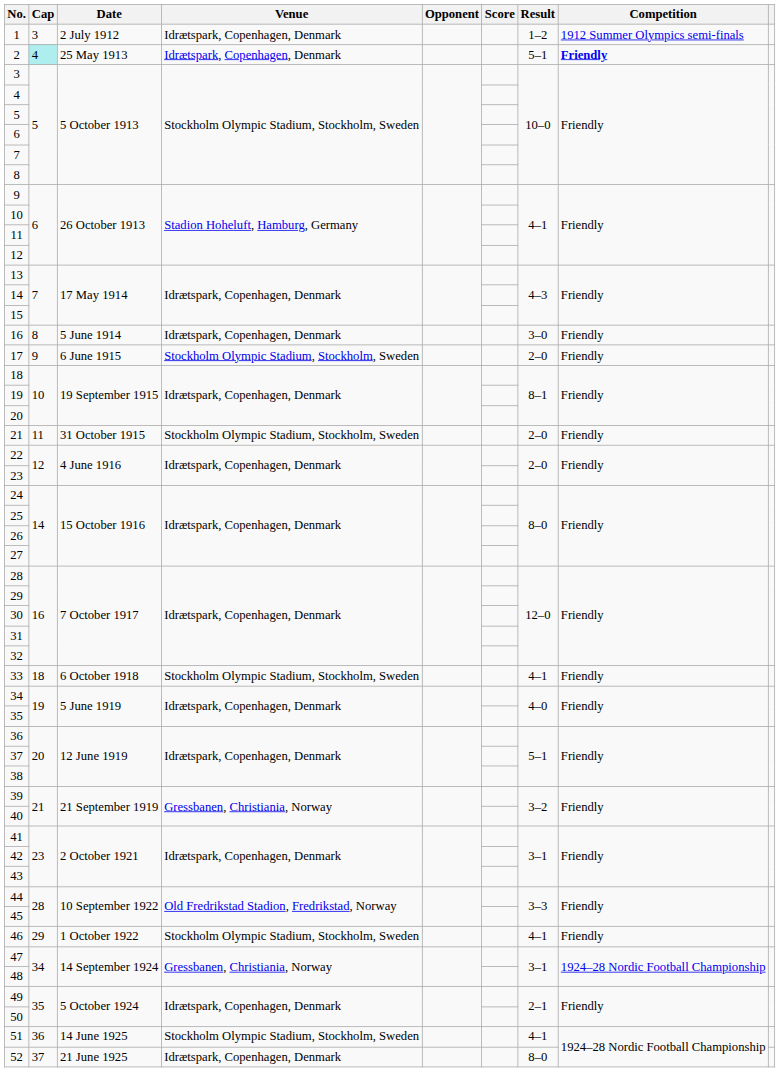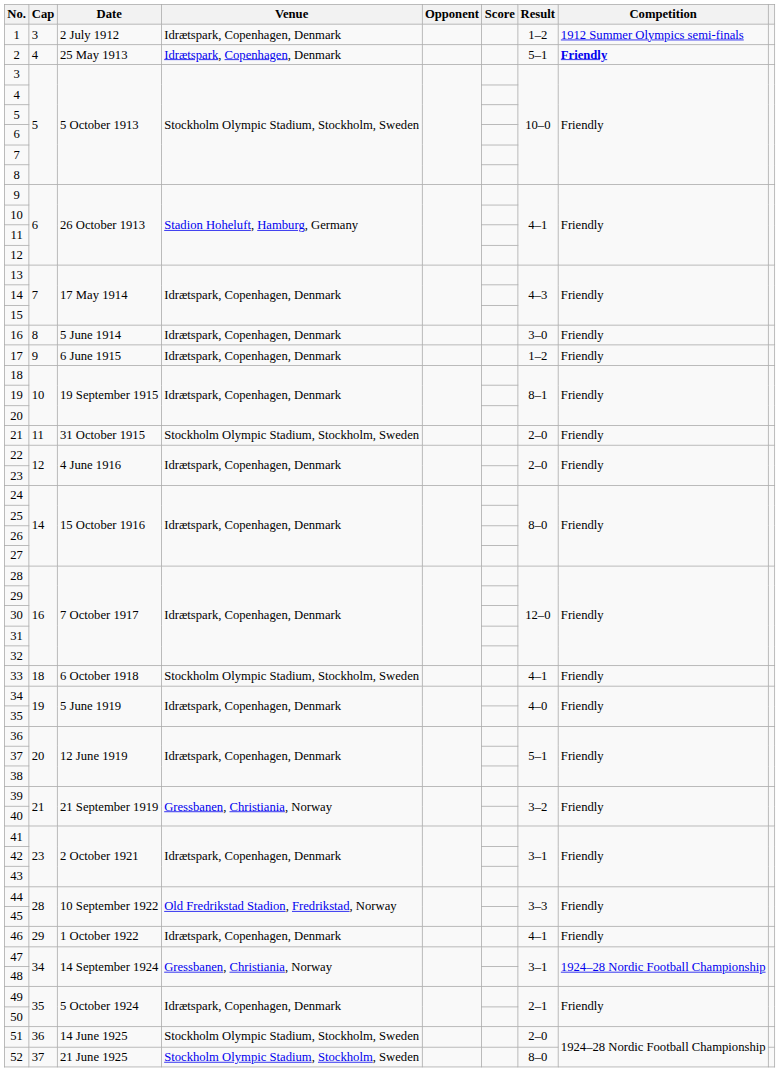(35, 54) paleturquoise background -> (35, 54) no background
(292, 355) Stockholm Olympic Stadium, Stockholm, Sweden -> (253, 355) Idrætspark, Copenhagen, Denmark
(538, 355) 2–0 -> (538, 355) 1–2
(292, 936) Stockholm Olympic Stadium, Stockholm, Sweden -> (253, 936) Idrætspark, Copenhagen, Denmark
(538, 1036) 4–1 -> (538, 1036) 2–0
(253, 1056) Idrætspark, Copenhagen, Denmark -> (292, 1056) Stockholm Olympic Stadium, Stockholm, Sweden
